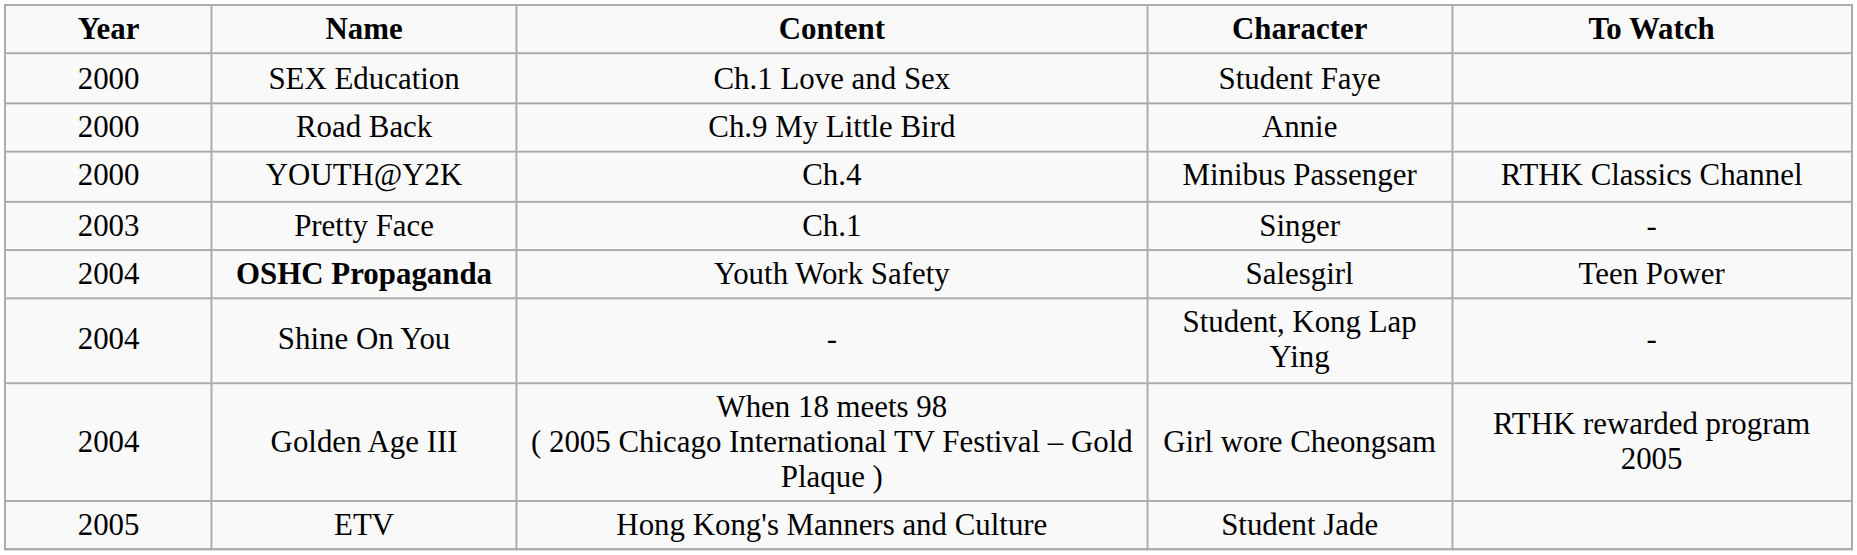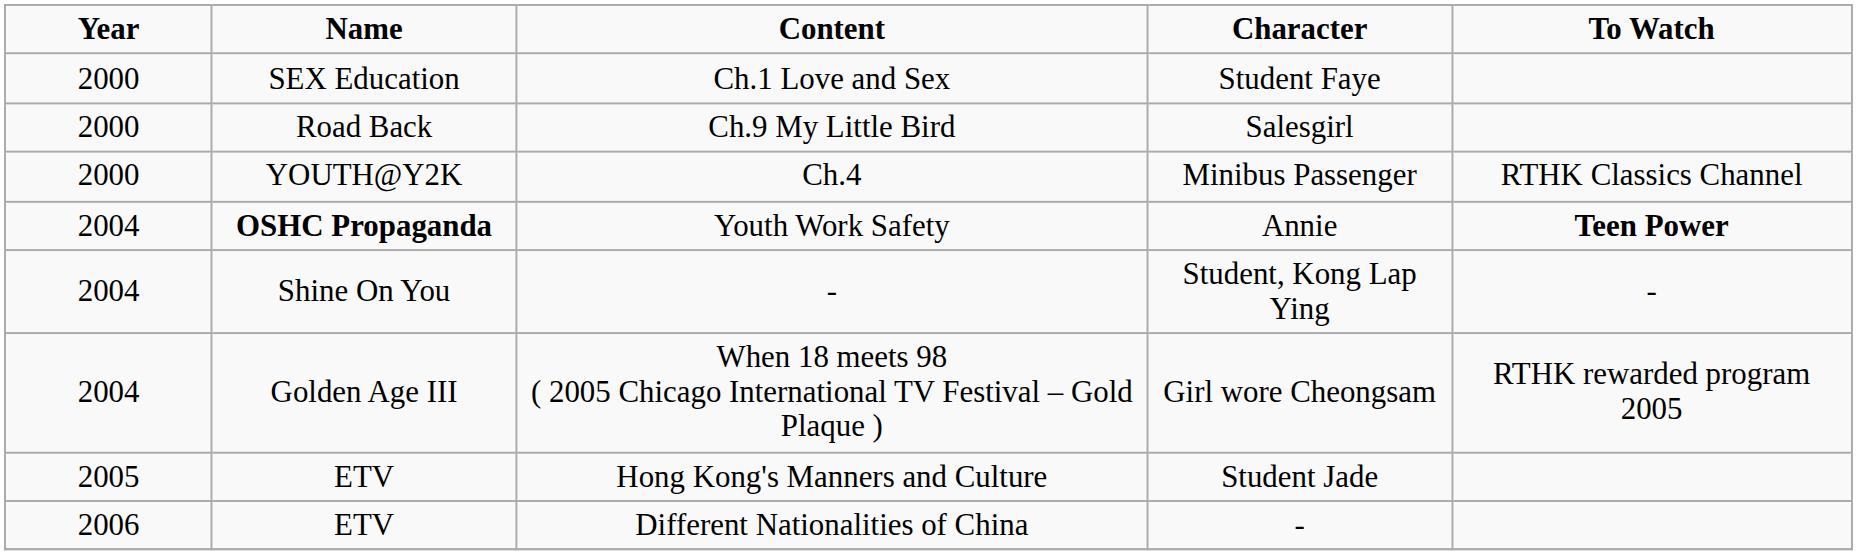(1300, 126) Annie -> (1300, 126) Salesgirl
- row: (832, 224)
(1300, 273) Salesgirl -> (1300, 224) Annie
(1652, 273) normal -> (1652, 224) bold
+ row: (832, 524)
